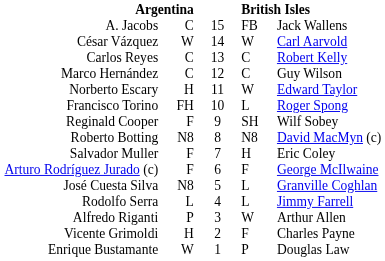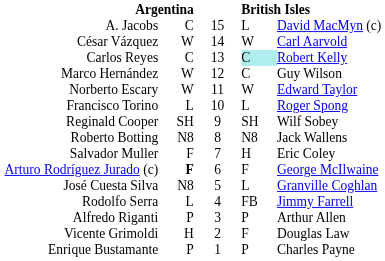(250, 26) FB -> (245, 26) L
(312, 26) Jack Wallens -> (329, 26) David MacMyn (c)
(246, 57) no background -> (246, 57) paleturquoise background
(189, 73) C -> (187, 73) W
(189, 89) H -> (187, 89) W
(185, 105) FH -> (190, 105) L
(190, 121) F -> (185, 121) SH
(329, 137) David MacMyn (c) -> (312, 137) Jack Wallens
(190, 169) normal -> (190, 169) bold
(245, 201) L -> (250, 201) FB
(248, 217) W -> (245, 217) P
(316, 233) Charles Payne -> (313, 233) Douglas Law
(187, 249) W -> (190, 249) P
(313, 249) Douglas Law -> (316, 249) Charles Payne
